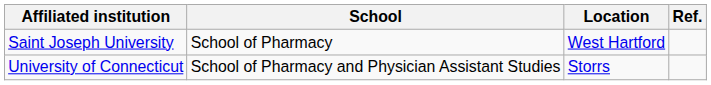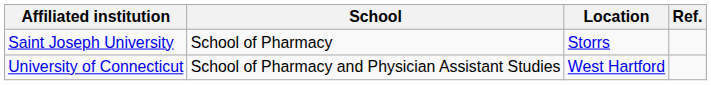(616, 42) West Hartford -> (589, 42) Storrs
(589, 67) Storrs -> (616, 67) West Hartford
